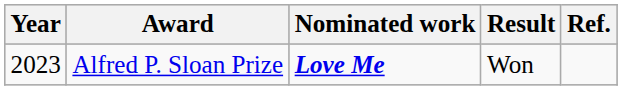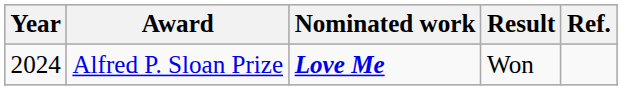(36, 64) 2023 -> (36, 64) 2024
